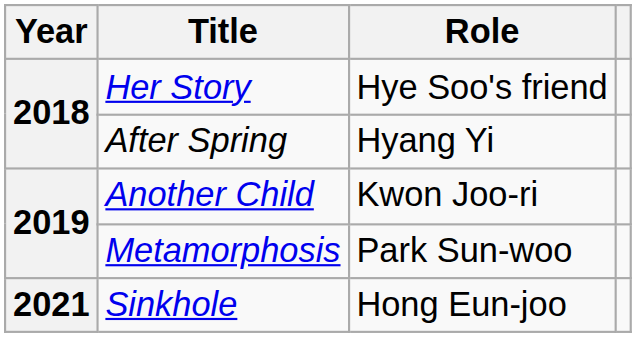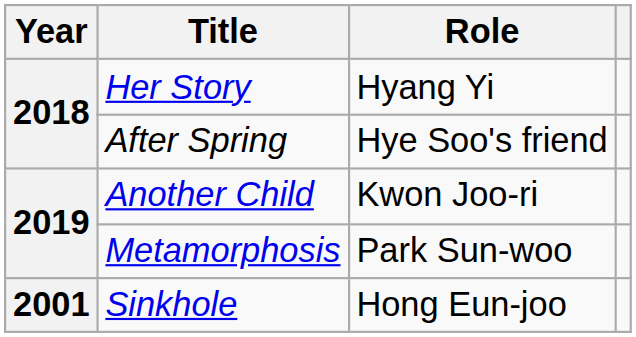(482, 86) Hye Soo's friend -> (425, 86) Hyang Yi
(425, 140) Hyang Yi -> (482, 140) Hye Soo's friend
(51, 304) 2021 -> (51, 304) 2001
